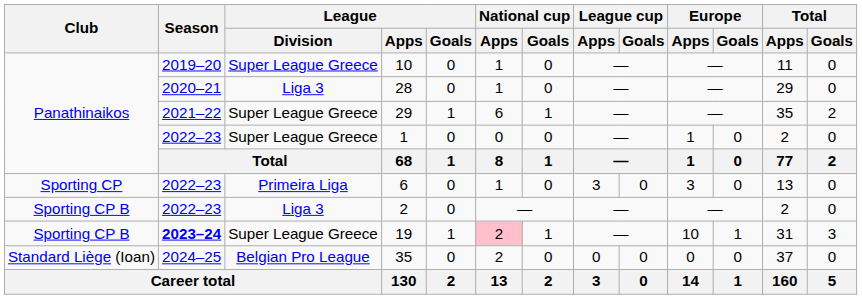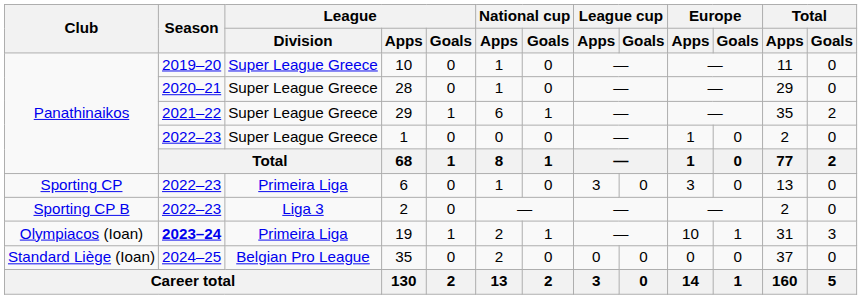(303, 88) Liga 3 -> (303, 88) Super League Greece
(81, 233) Sporting CP B -> (81, 233) Olympiacos (Ioan)
(303, 233) Super League Greece -> (303, 233) Primeira Liga
(499, 233) pink background -> (499, 233) no background
